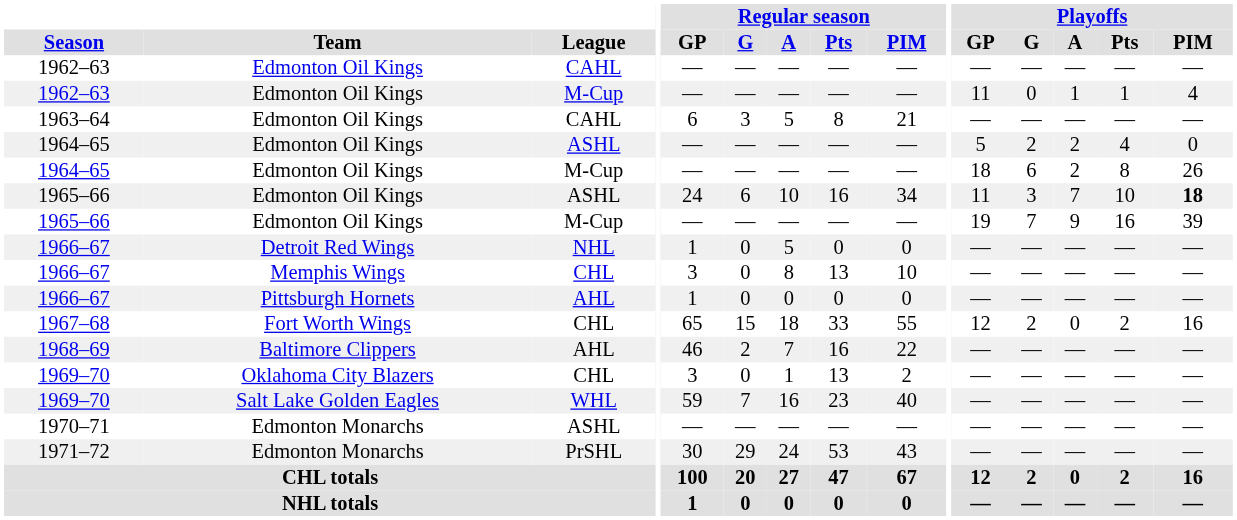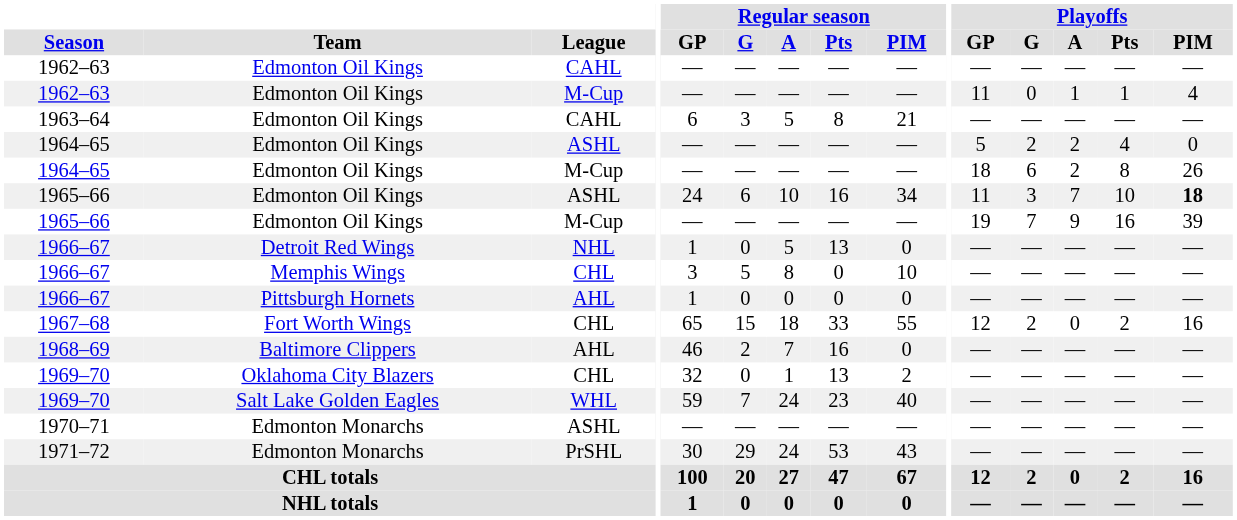(839, 247) 0 -> (839, 247) 13
(745, 272) 0 -> (745, 272) 5
(839, 272) 13 -> (839, 272) 0
(907, 349) 22 -> (907, 349) 0
(692, 375) 3 -> (692, 375) 32
(789, 400) 16 -> (789, 400) 24
